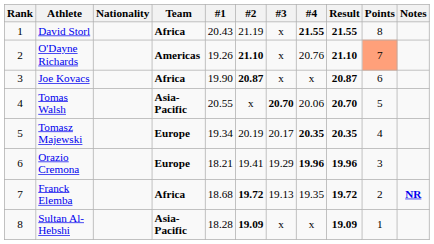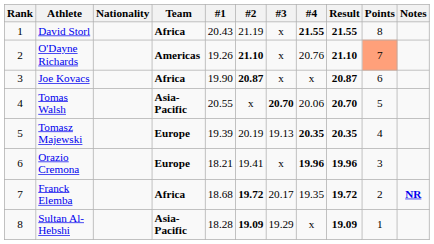(220, 133) 19.34 -> (220, 133) 19.39
(281, 133) 20.17 -> (281, 133) 19.13
(281, 164) 19.29 -> (281, 164) x
(281, 194) 19.13 -> (281, 194) 20.17
(281, 224) x -> (281, 224) 19.29
